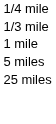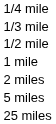+ row: (26, 44)
+ row: (24, 80)
